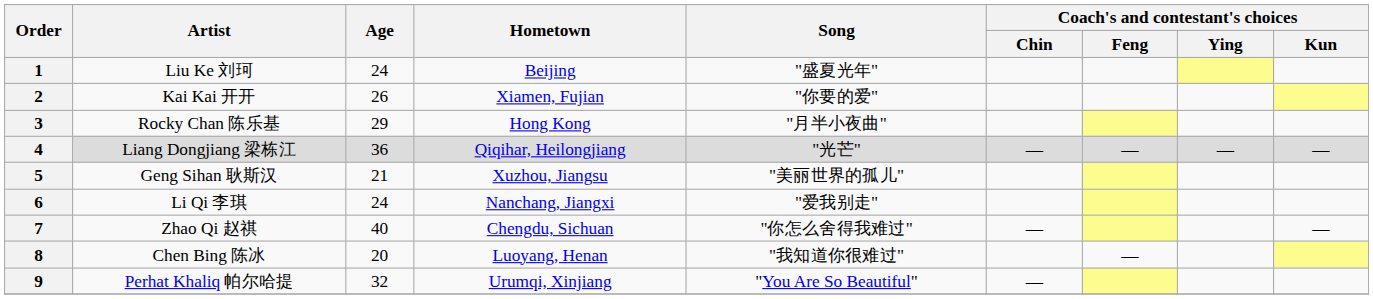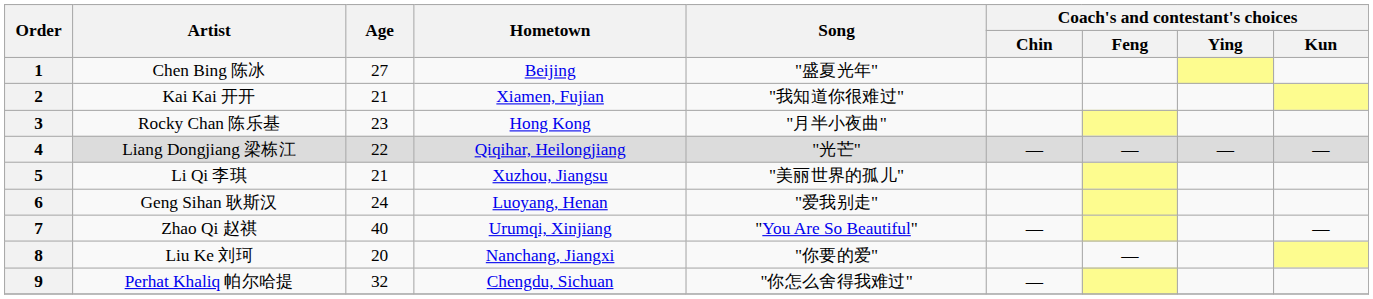(209, 70) Liu Ke 刘珂 -> (209, 70) Chen Bing 陈冰
(380, 70) 24 -> (380, 70) 27
(380, 97) 26 -> (380, 97) 21
(837, 97) "你要的爱" -> (837, 97) "我知道你很难过"
(380, 123) 29 -> (380, 123) 23
(380, 149) 36 -> (380, 149) 22
(209, 176) Geng Sihan 耿斯汉 -> (209, 176) Li Qi 李琪
(209, 202) Li Qi 李琪 -> (209, 202) Geng Sihan 耿斯汉
(550, 202) Nanchang, Jiangxi -> (550, 202) Luoyang, Henan
(550, 228) Chengdu, Sichuan -> (550, 228) Urumqi, Xinjiang
(837, 228) "你怎么舍得我难过" -> (837, 228) "You Are So Beautiful"
(209, 255) Chen Bing 陈冰 -> (209, 255) Liu Ke 刘珂
(550, 255) Luoyang, Henan -> (550, 255) Nanchang, Jiangxi
(837, 255) "我知道你很难过" -> (837, 255) "你要的爱"
(550, 281) Urumqi, Xinjiang -> (550, 281) Chengdu, Sichuan
(837, 281) "You Are So Beautiful" -> (837, 281) "你怎么舍得我难过"
